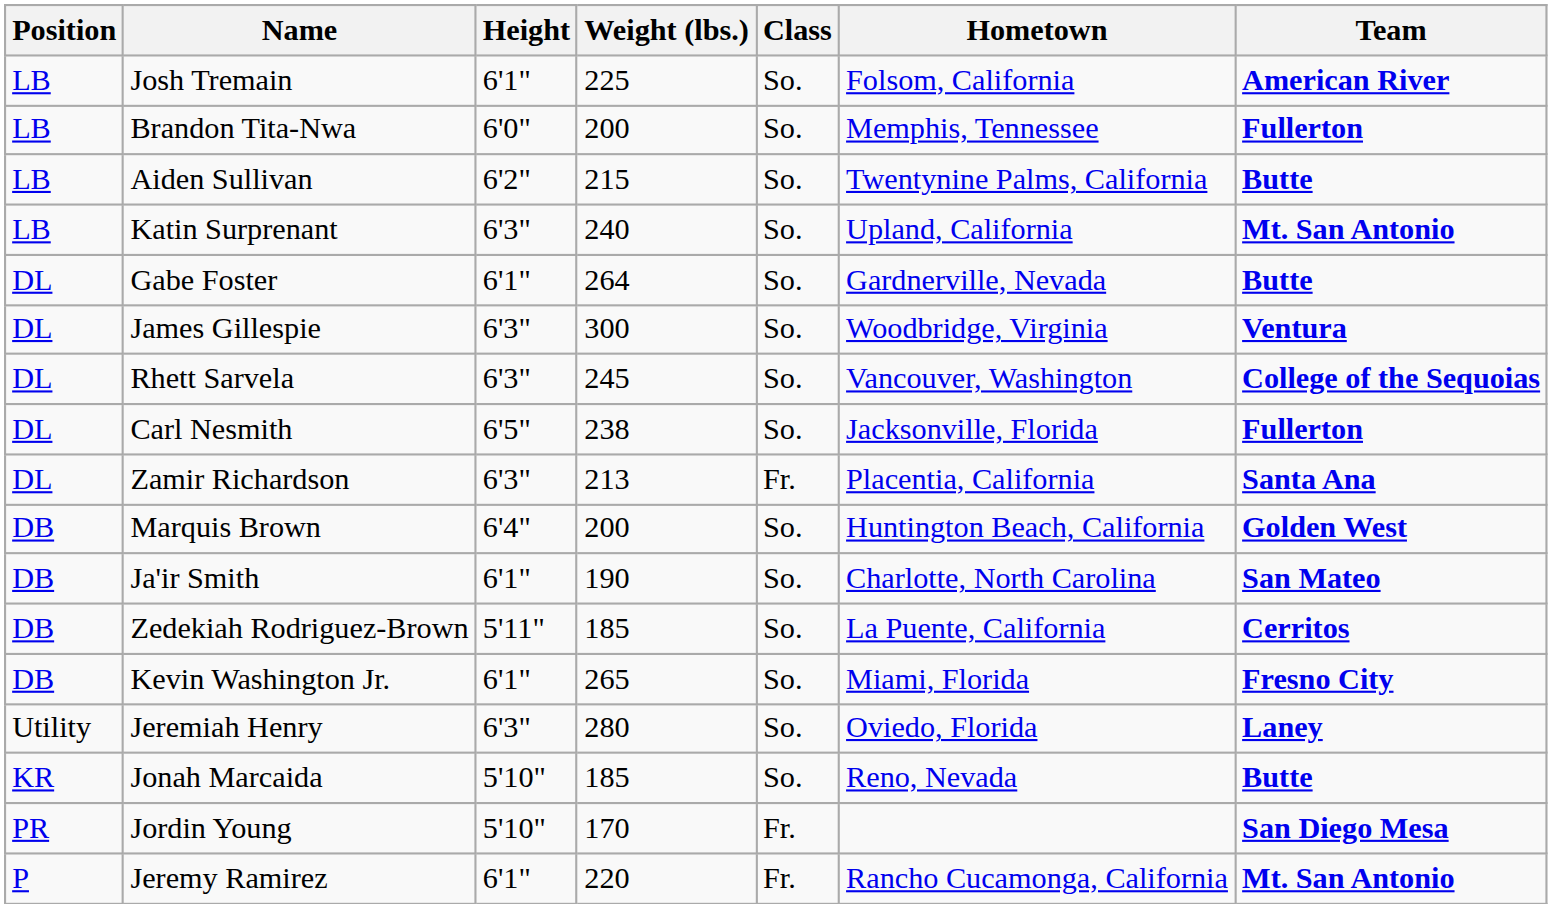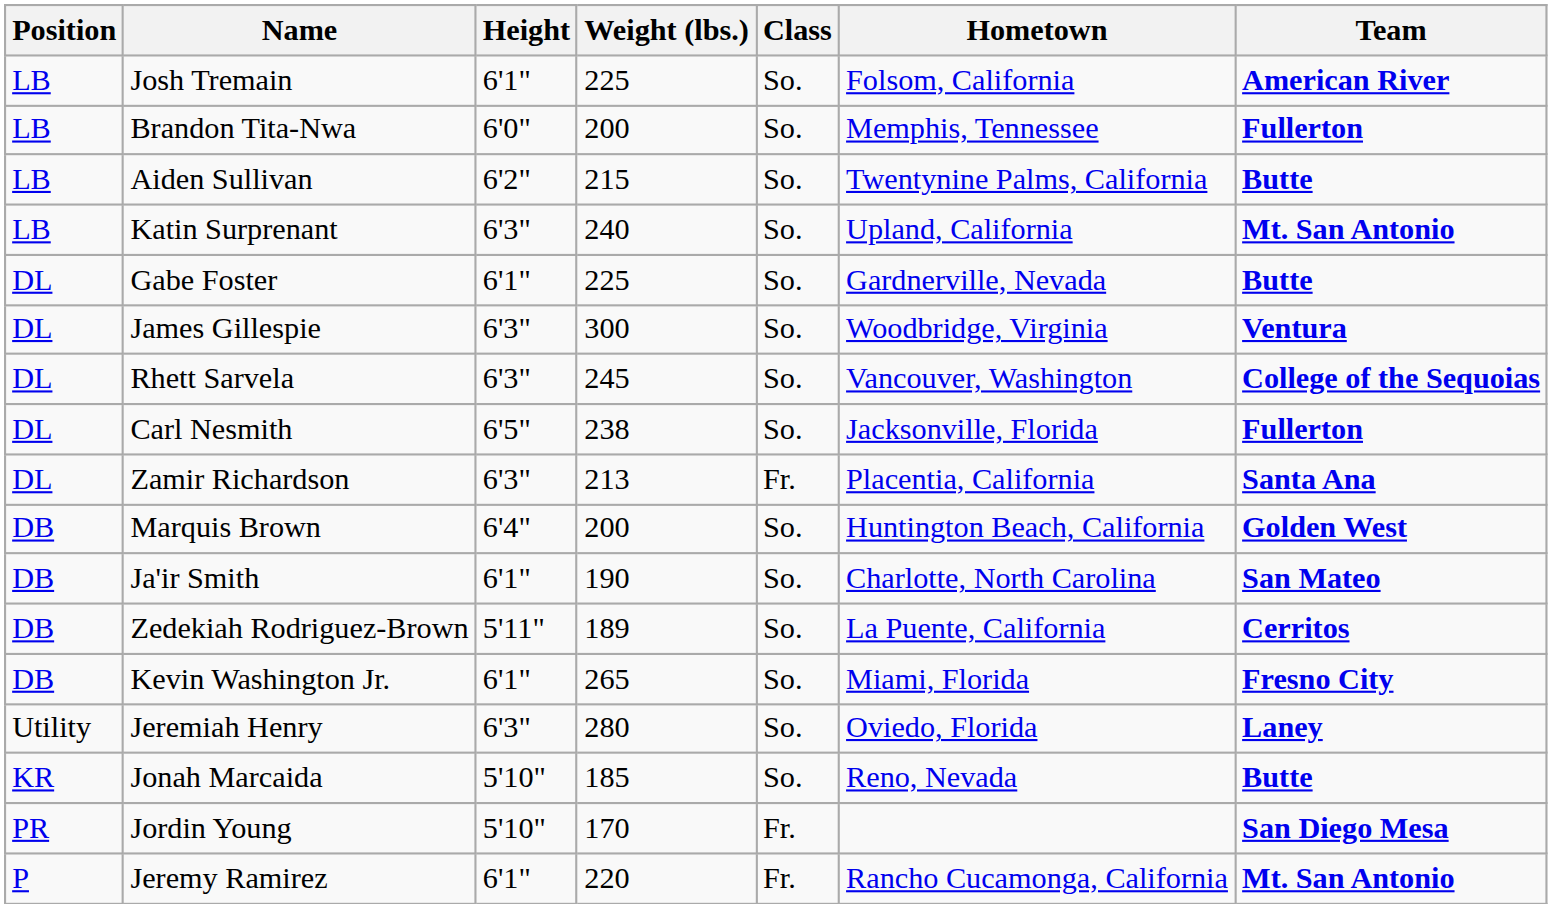(607, 279) 264 -> (607, 279) 225
(607, 628) 185 -> (607, 628) 189
